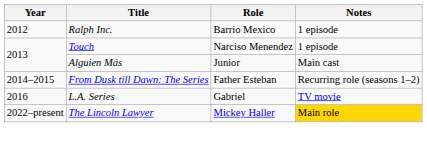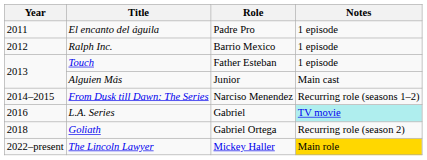+ row: (114, 29)
(253, 46) Narciso Menendez -> (245, 63) Father Esteban
(245, 79) Father Esteban -> (253, 96) Narciso Menendez
(319, 96) no background -> (319, 113) paleturquoise background
+ row: (85, 130)
